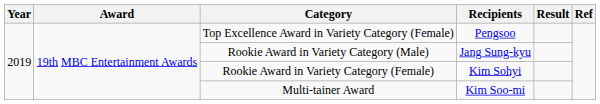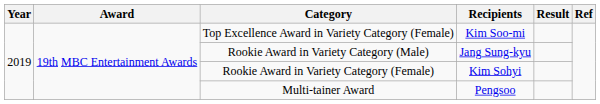(495, 33) Pengsoo -> (495, 33) Kim Soo-mi
(495, 90) Kim Soo-mi -> (495, 90) Pengsoo
